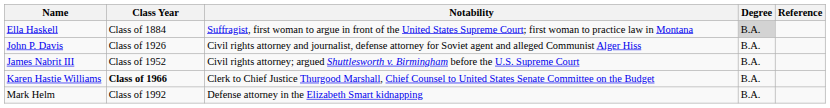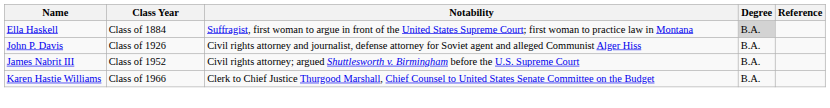(138, 78) bold -> (137, 78) normal
- row: (31, 95)
